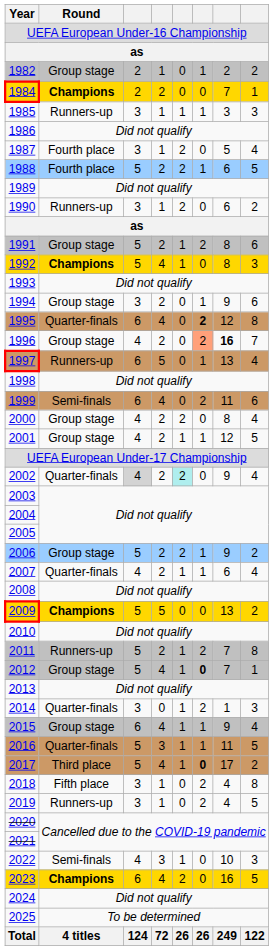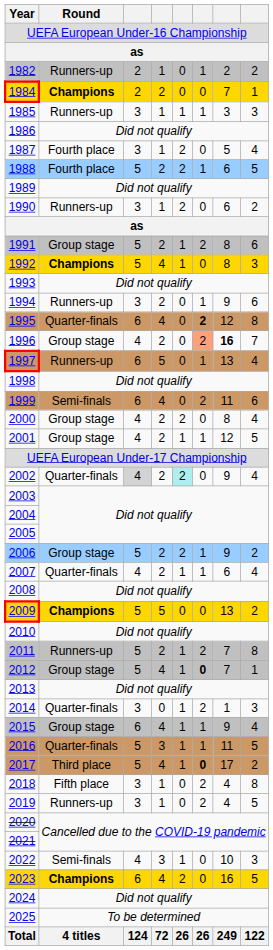(81, 71) Group stage -> (81, 71) Runners-up
(81, 302) Group stage -> (81, 302) Runners-up
